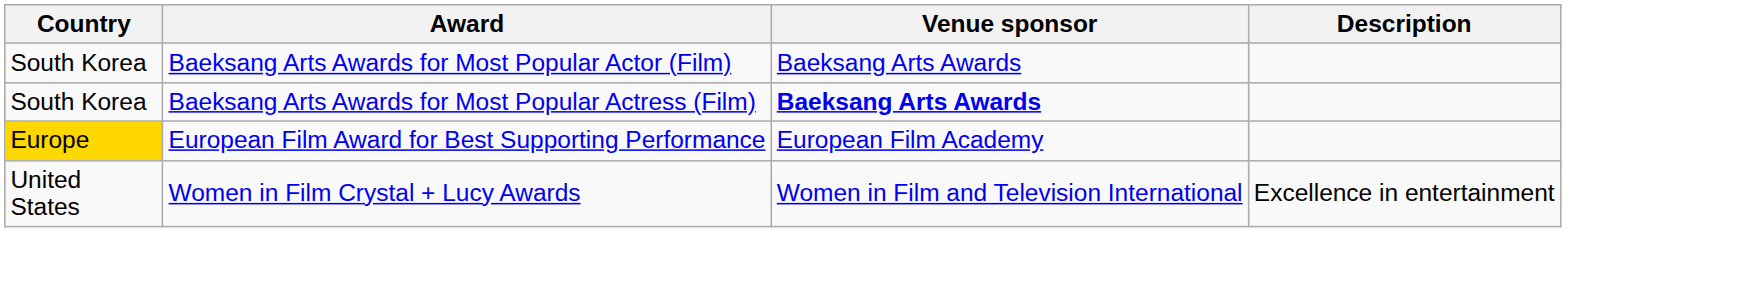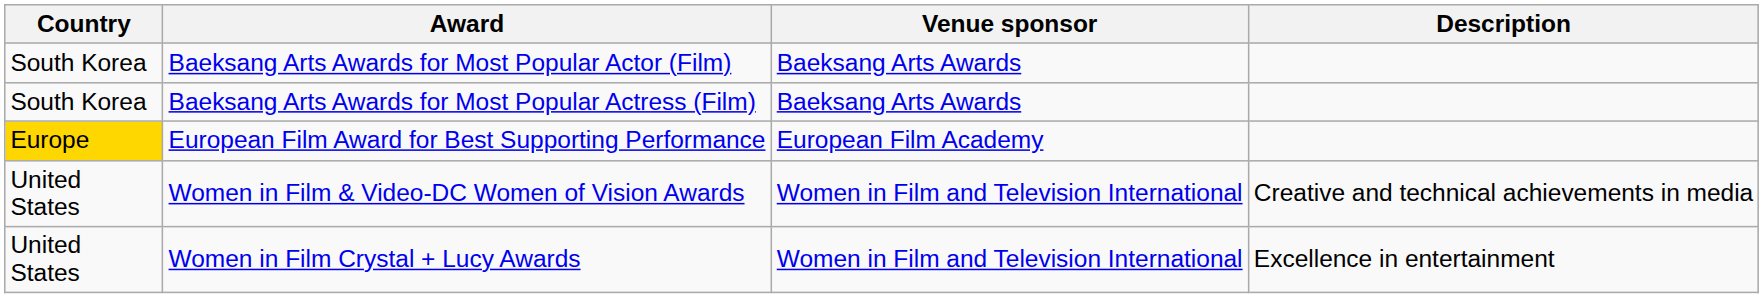(909, 101) bold -> (899, 101) normal
+ row: (457, 192)
